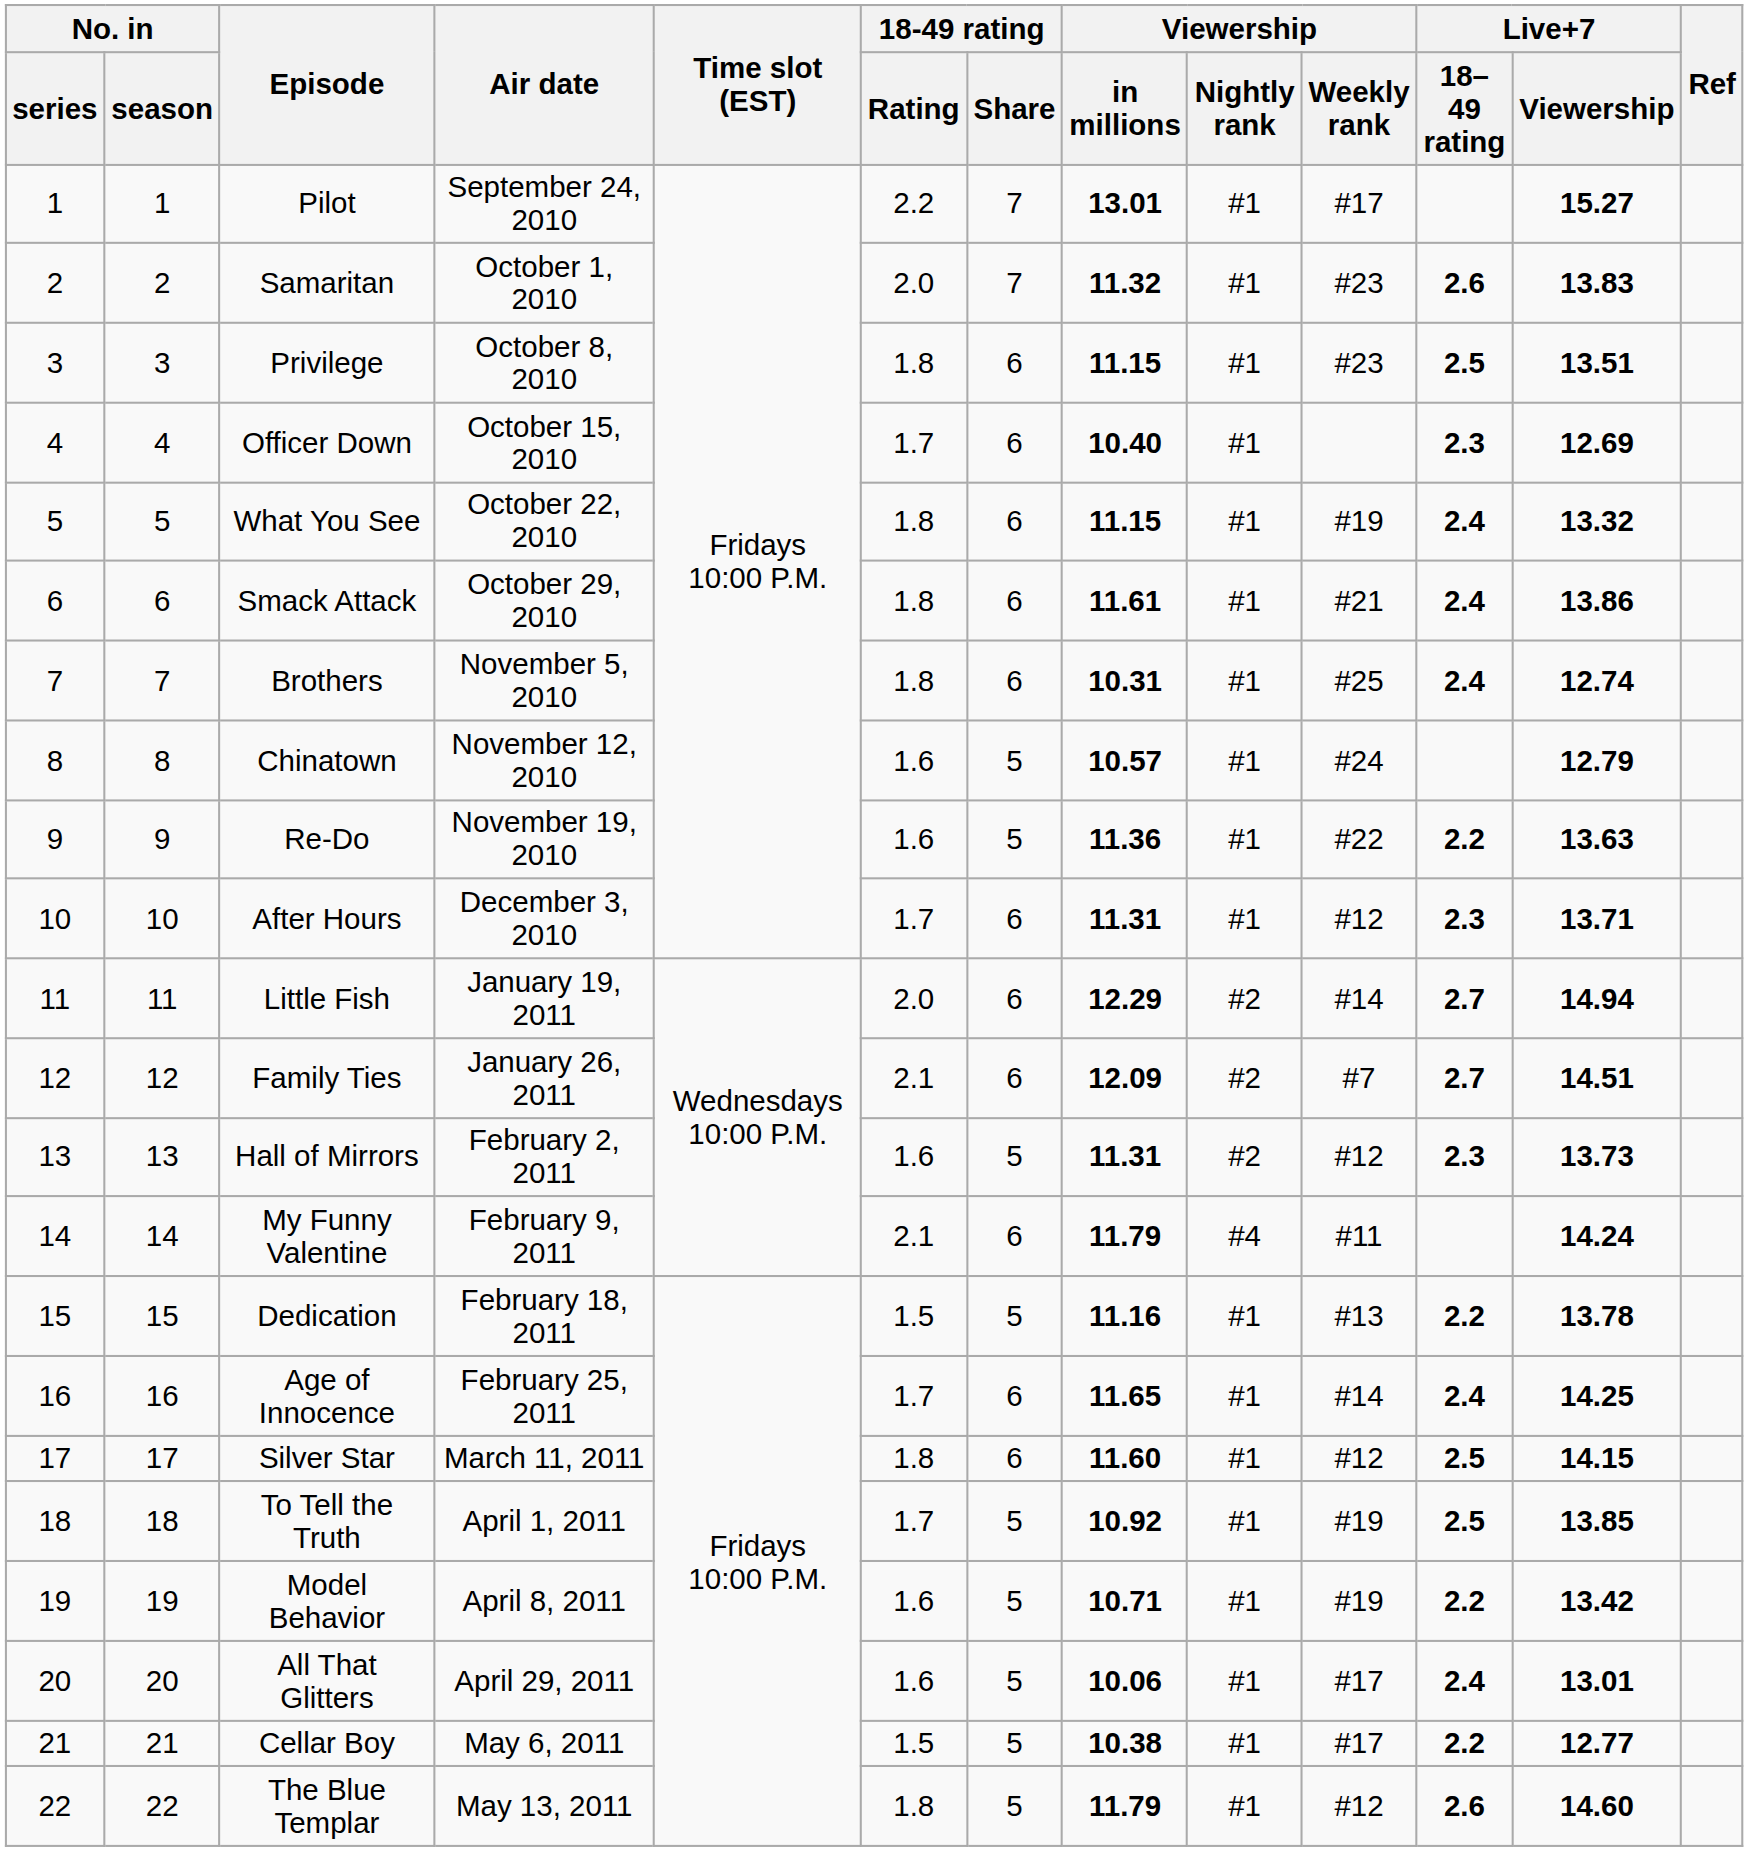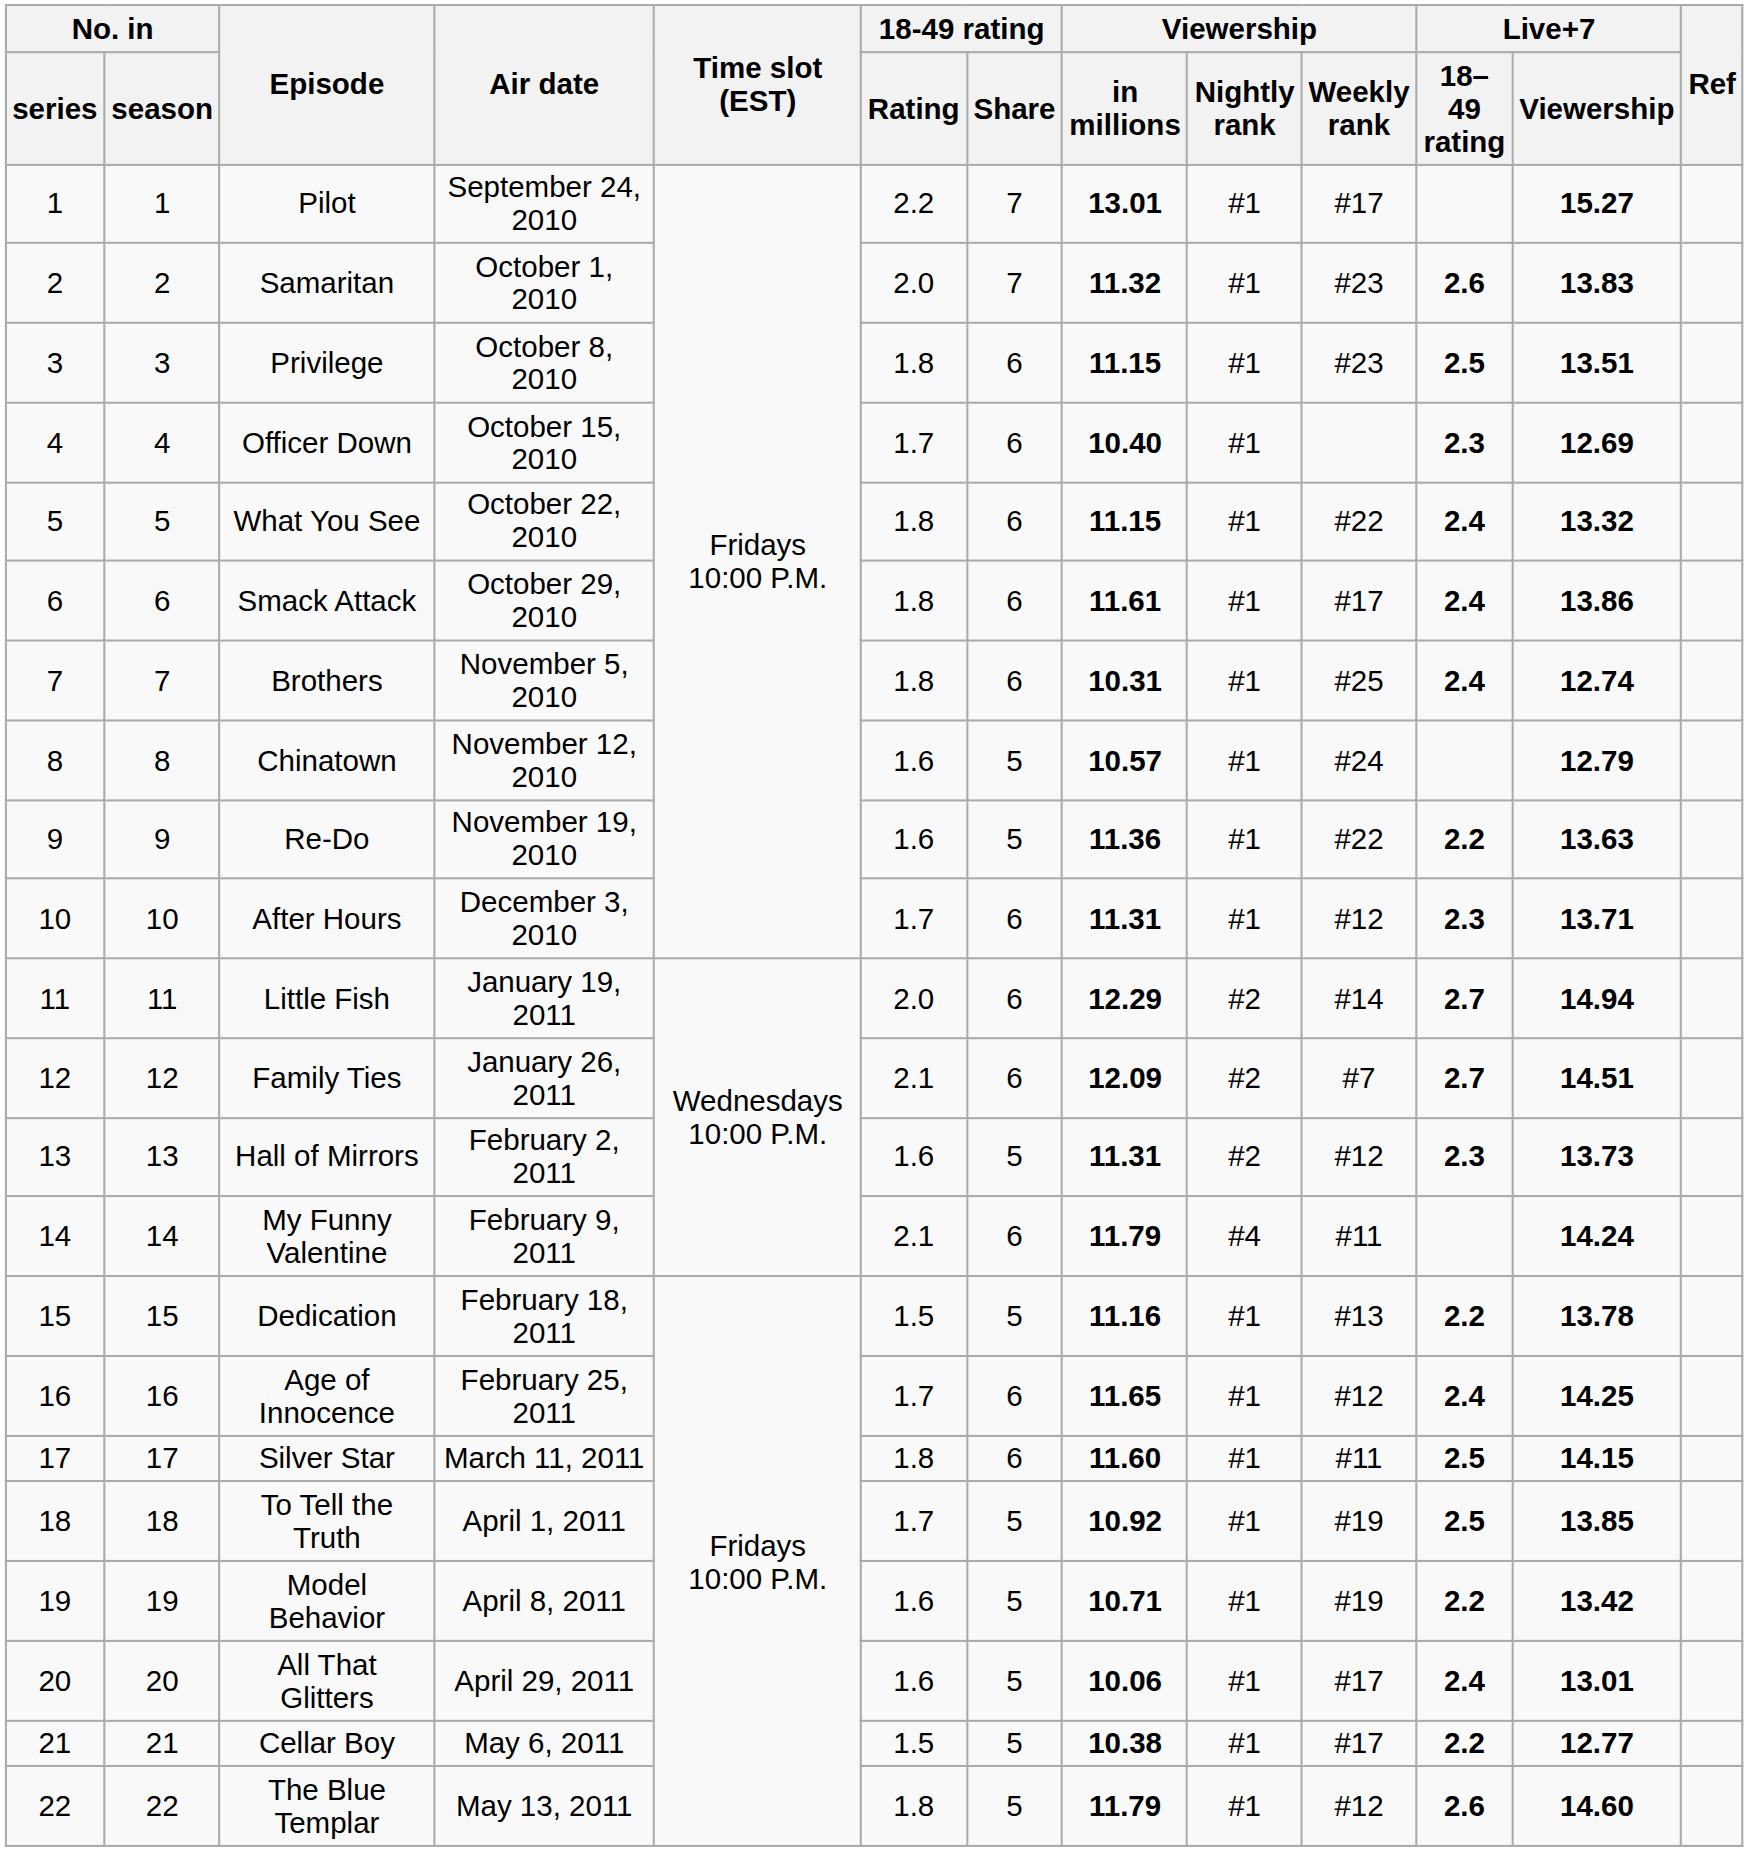(1359, 522) #19 -> (1359, 522) #22
(1359, 601) #21 -> (1359, 601) #17
(1359, 1396) #14 -> (1359, 1396) #12
(1359, 1459) #12 -> (1359, 1459) #11
